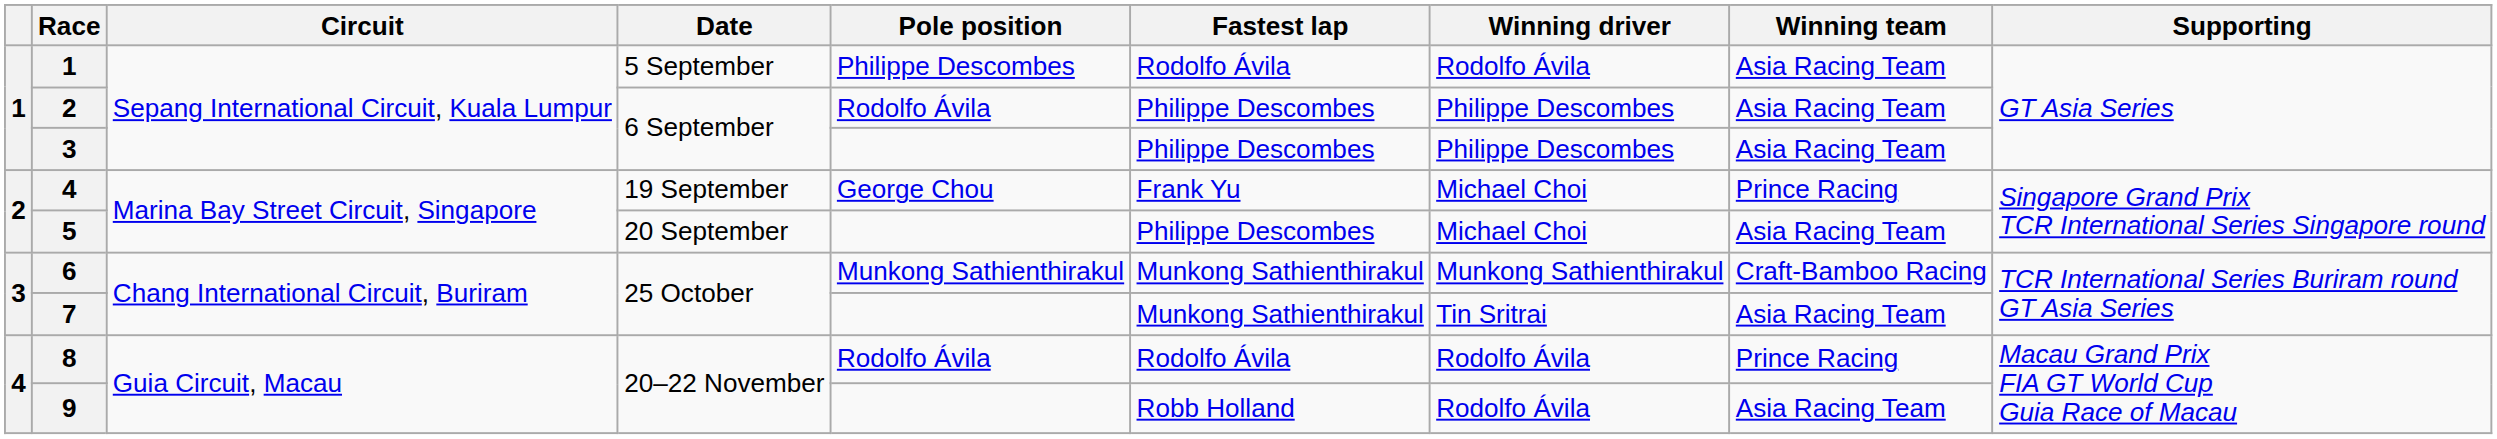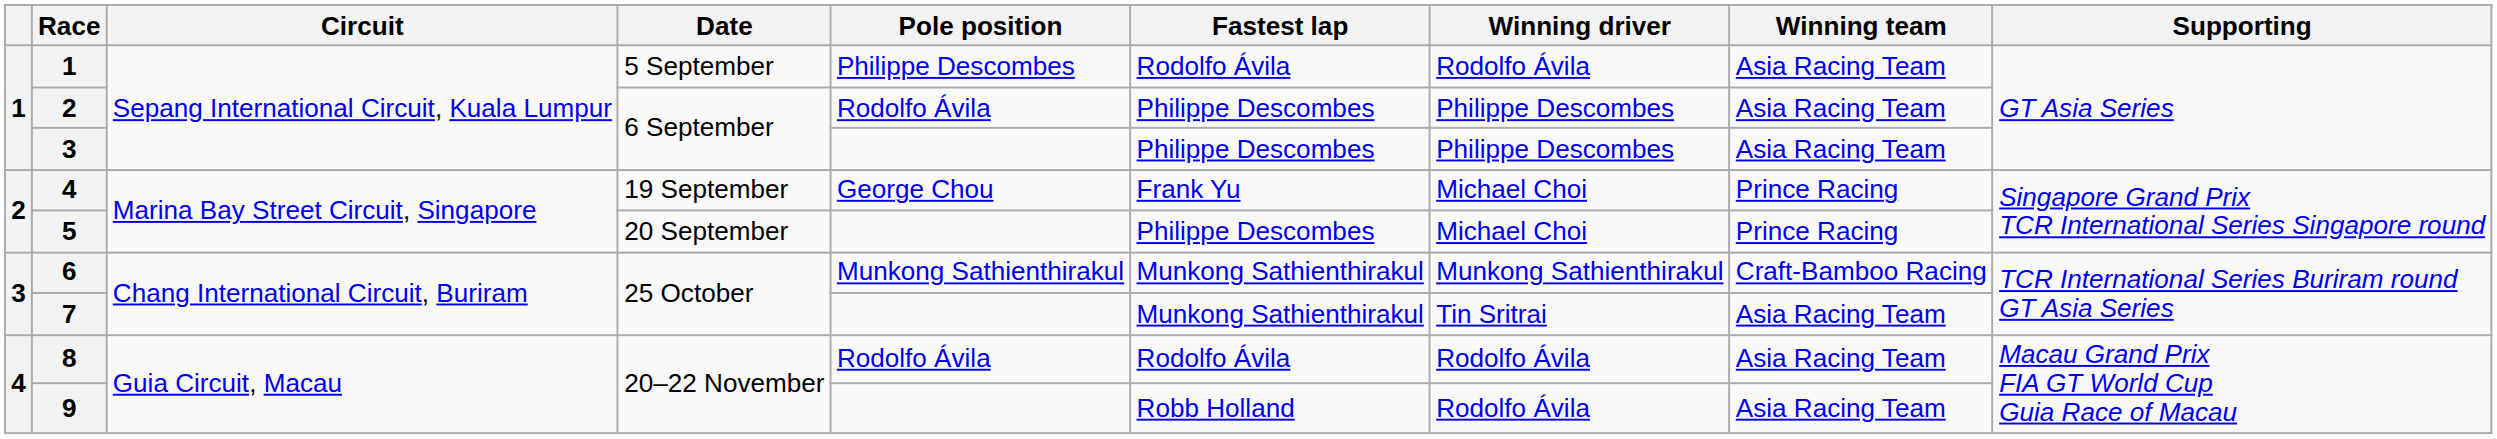(1841, 231) Asia Racing Team -> (1817, 231) Prince Racing
(1817, 359) Prince Racing -> (1841, 359) Asia Racing Team
